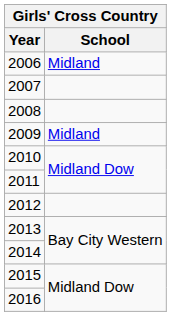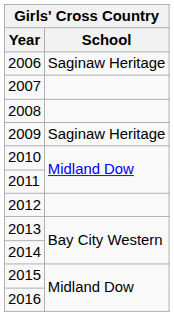(74, 63) Midland -> (107, 63) Saginaw Heritage
(74, 134) Midland -> (107, 134) Saginaw Heritage
